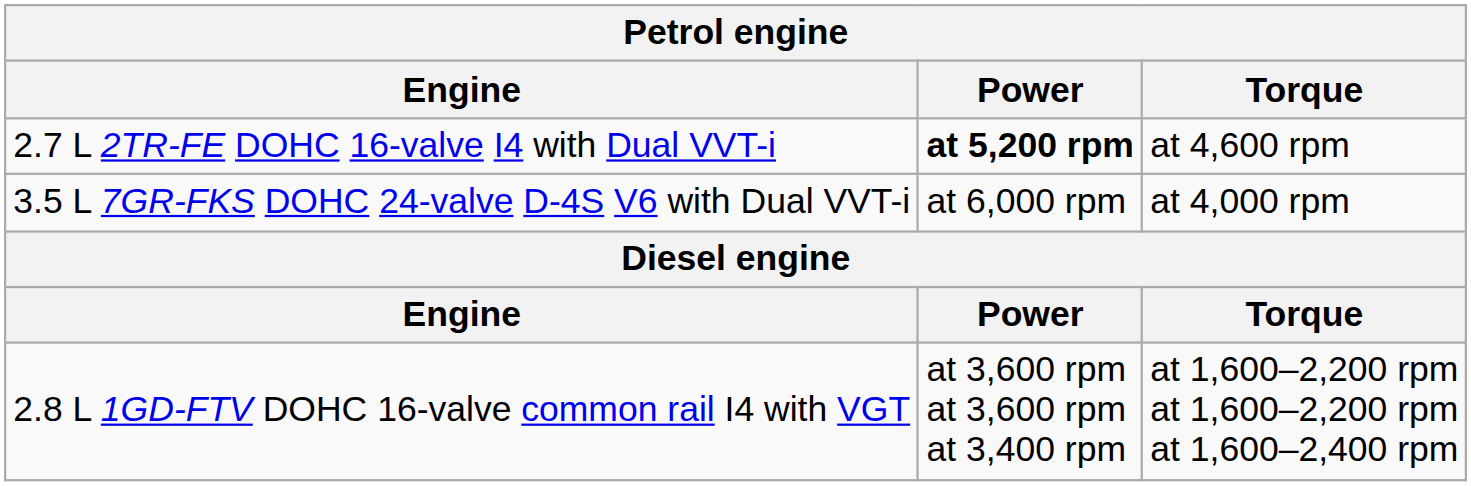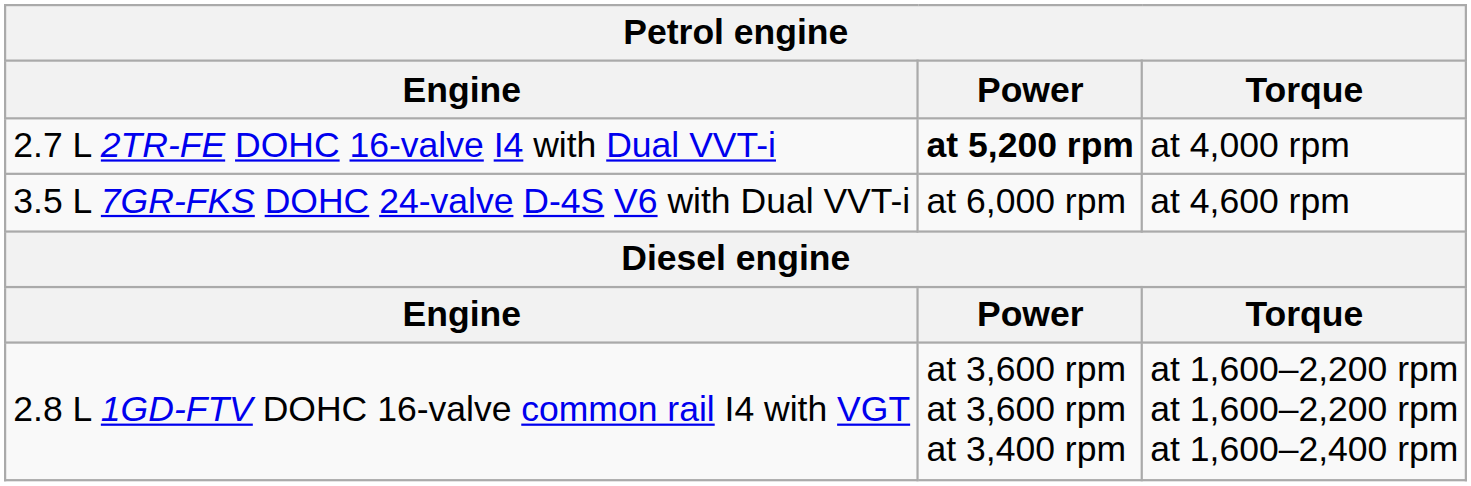(1250, 145) at 4,600 rpm -> (1250, 145) at 4,000 rpm
(1250, 201) at 4,000 rpm -> (1250, 201) at 4,600 rpm
